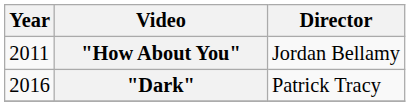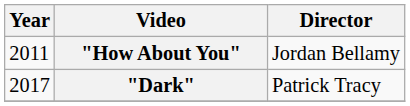(30, 85) 2016 -> (30, 85) 2017
